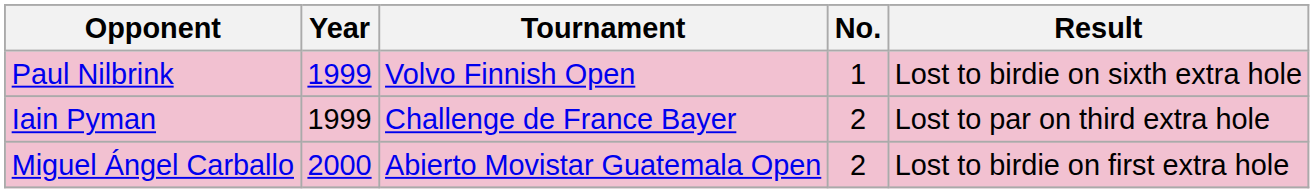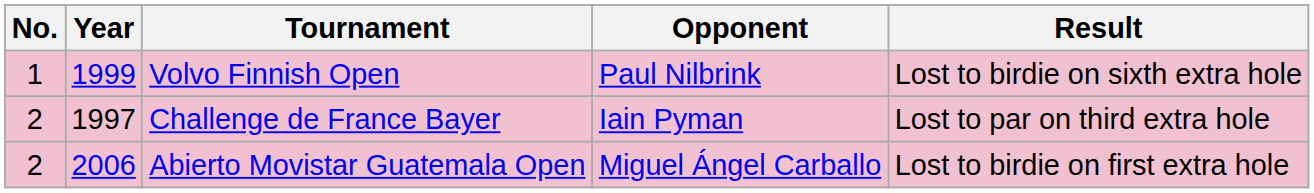columns swapped: (858, 28) <-> (153, 28)
(340, 119) 1999 -> (104, 119) 1997
(340, 165) 2000 -> (104, 165) 2006
